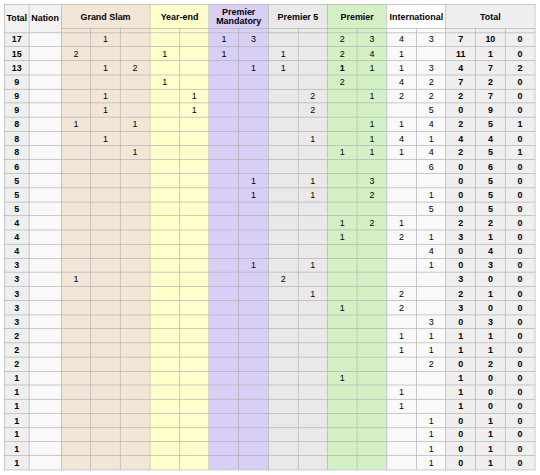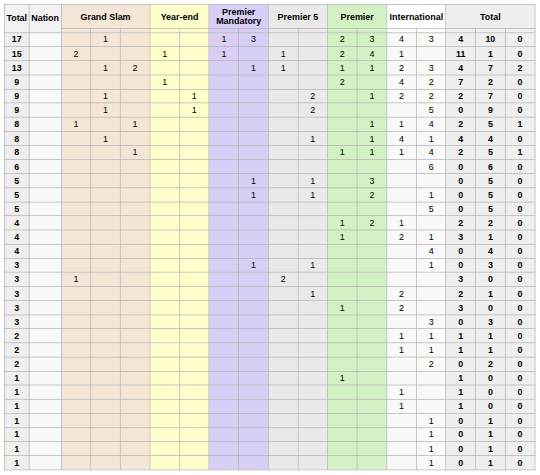(461, 40) 7 -> (461, 40) 4
(342, 68) bold -> (342, 68) normal
(402, 68) 1 -> (402, 68) 2
